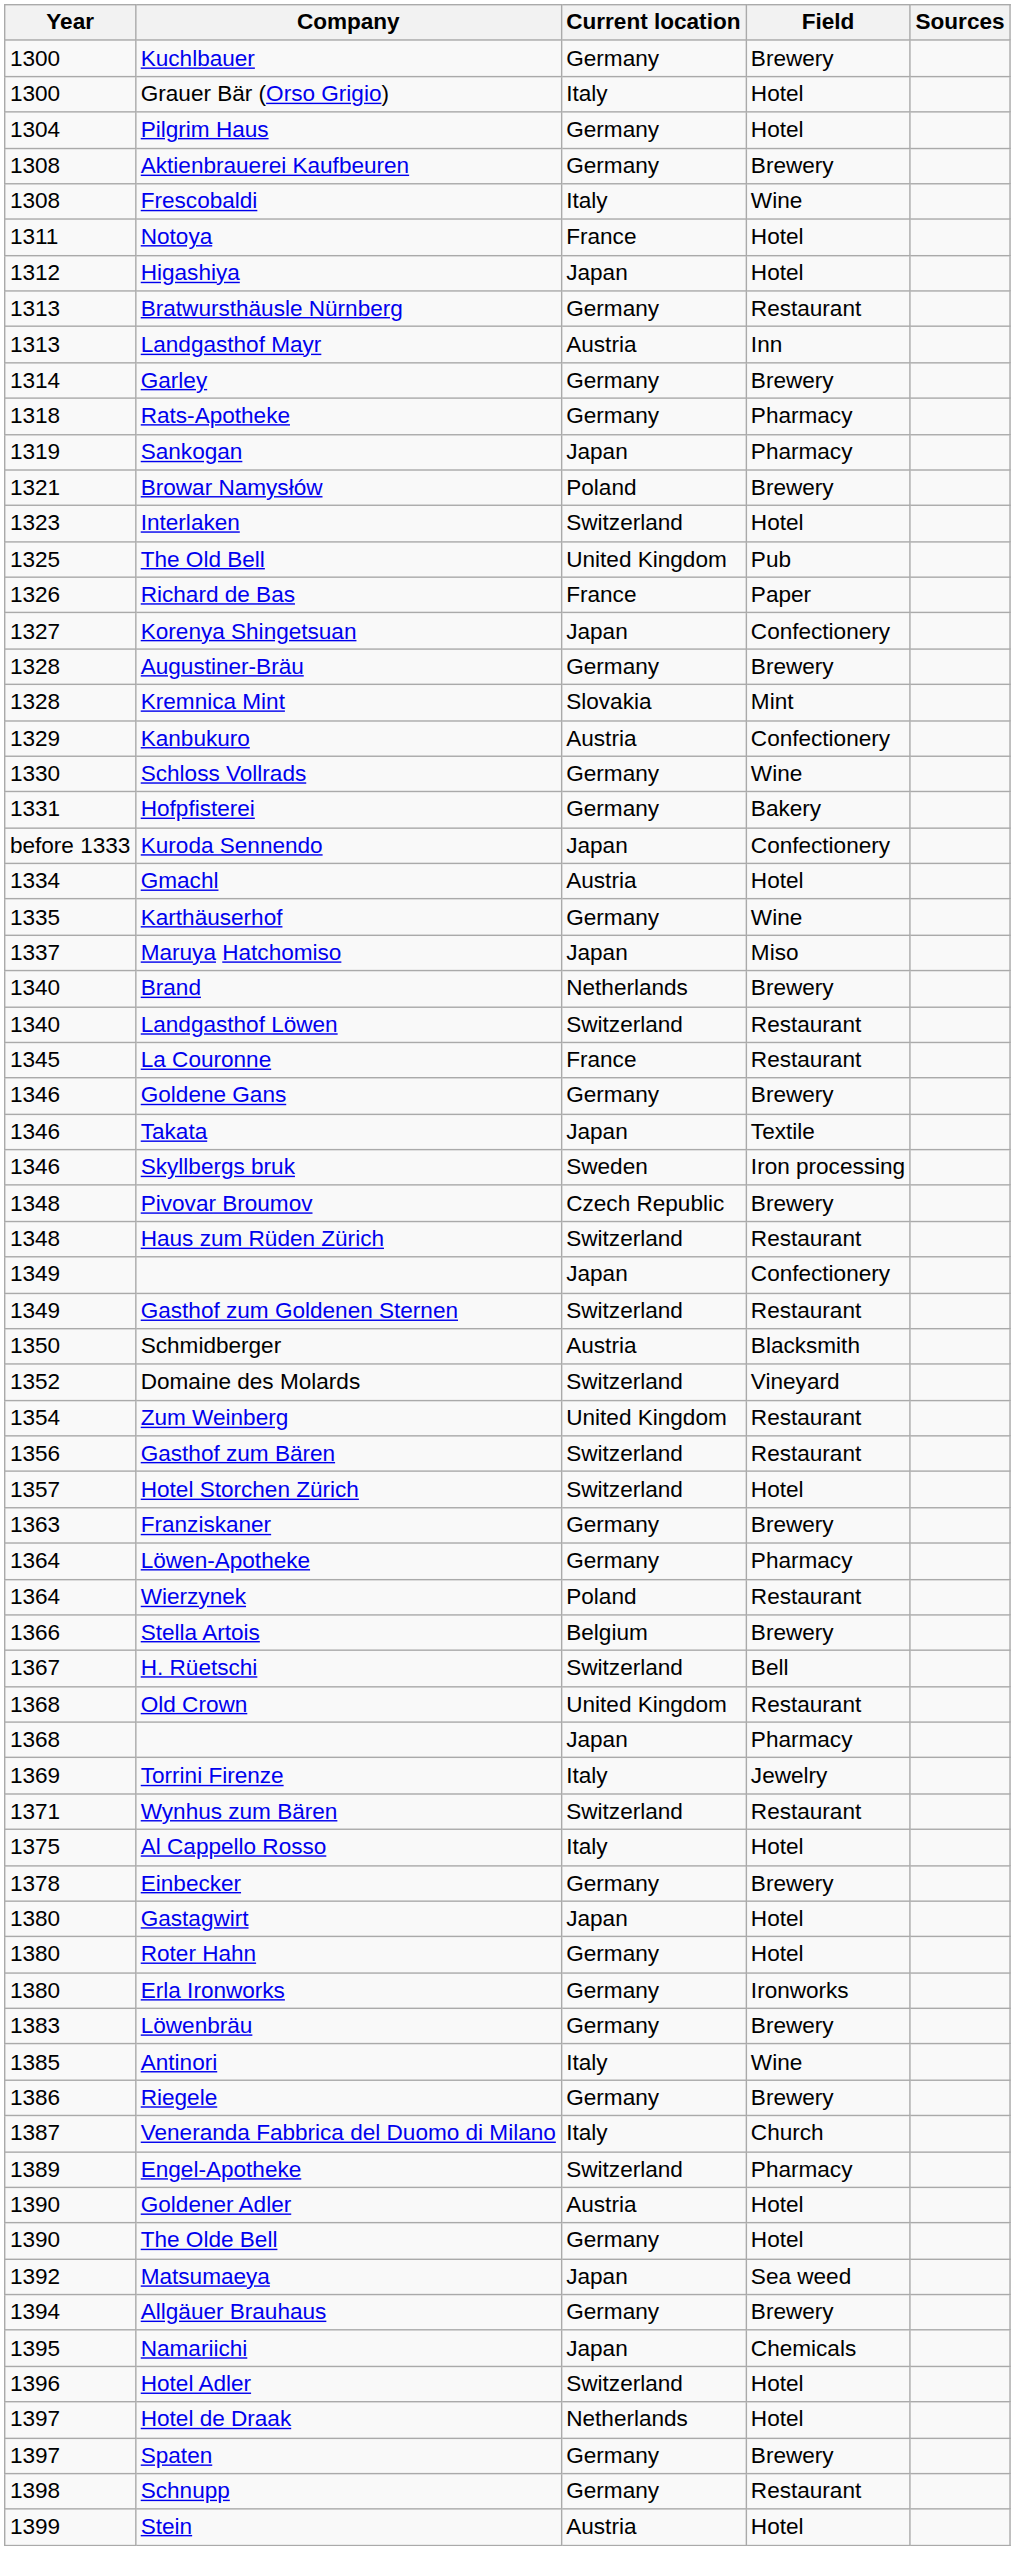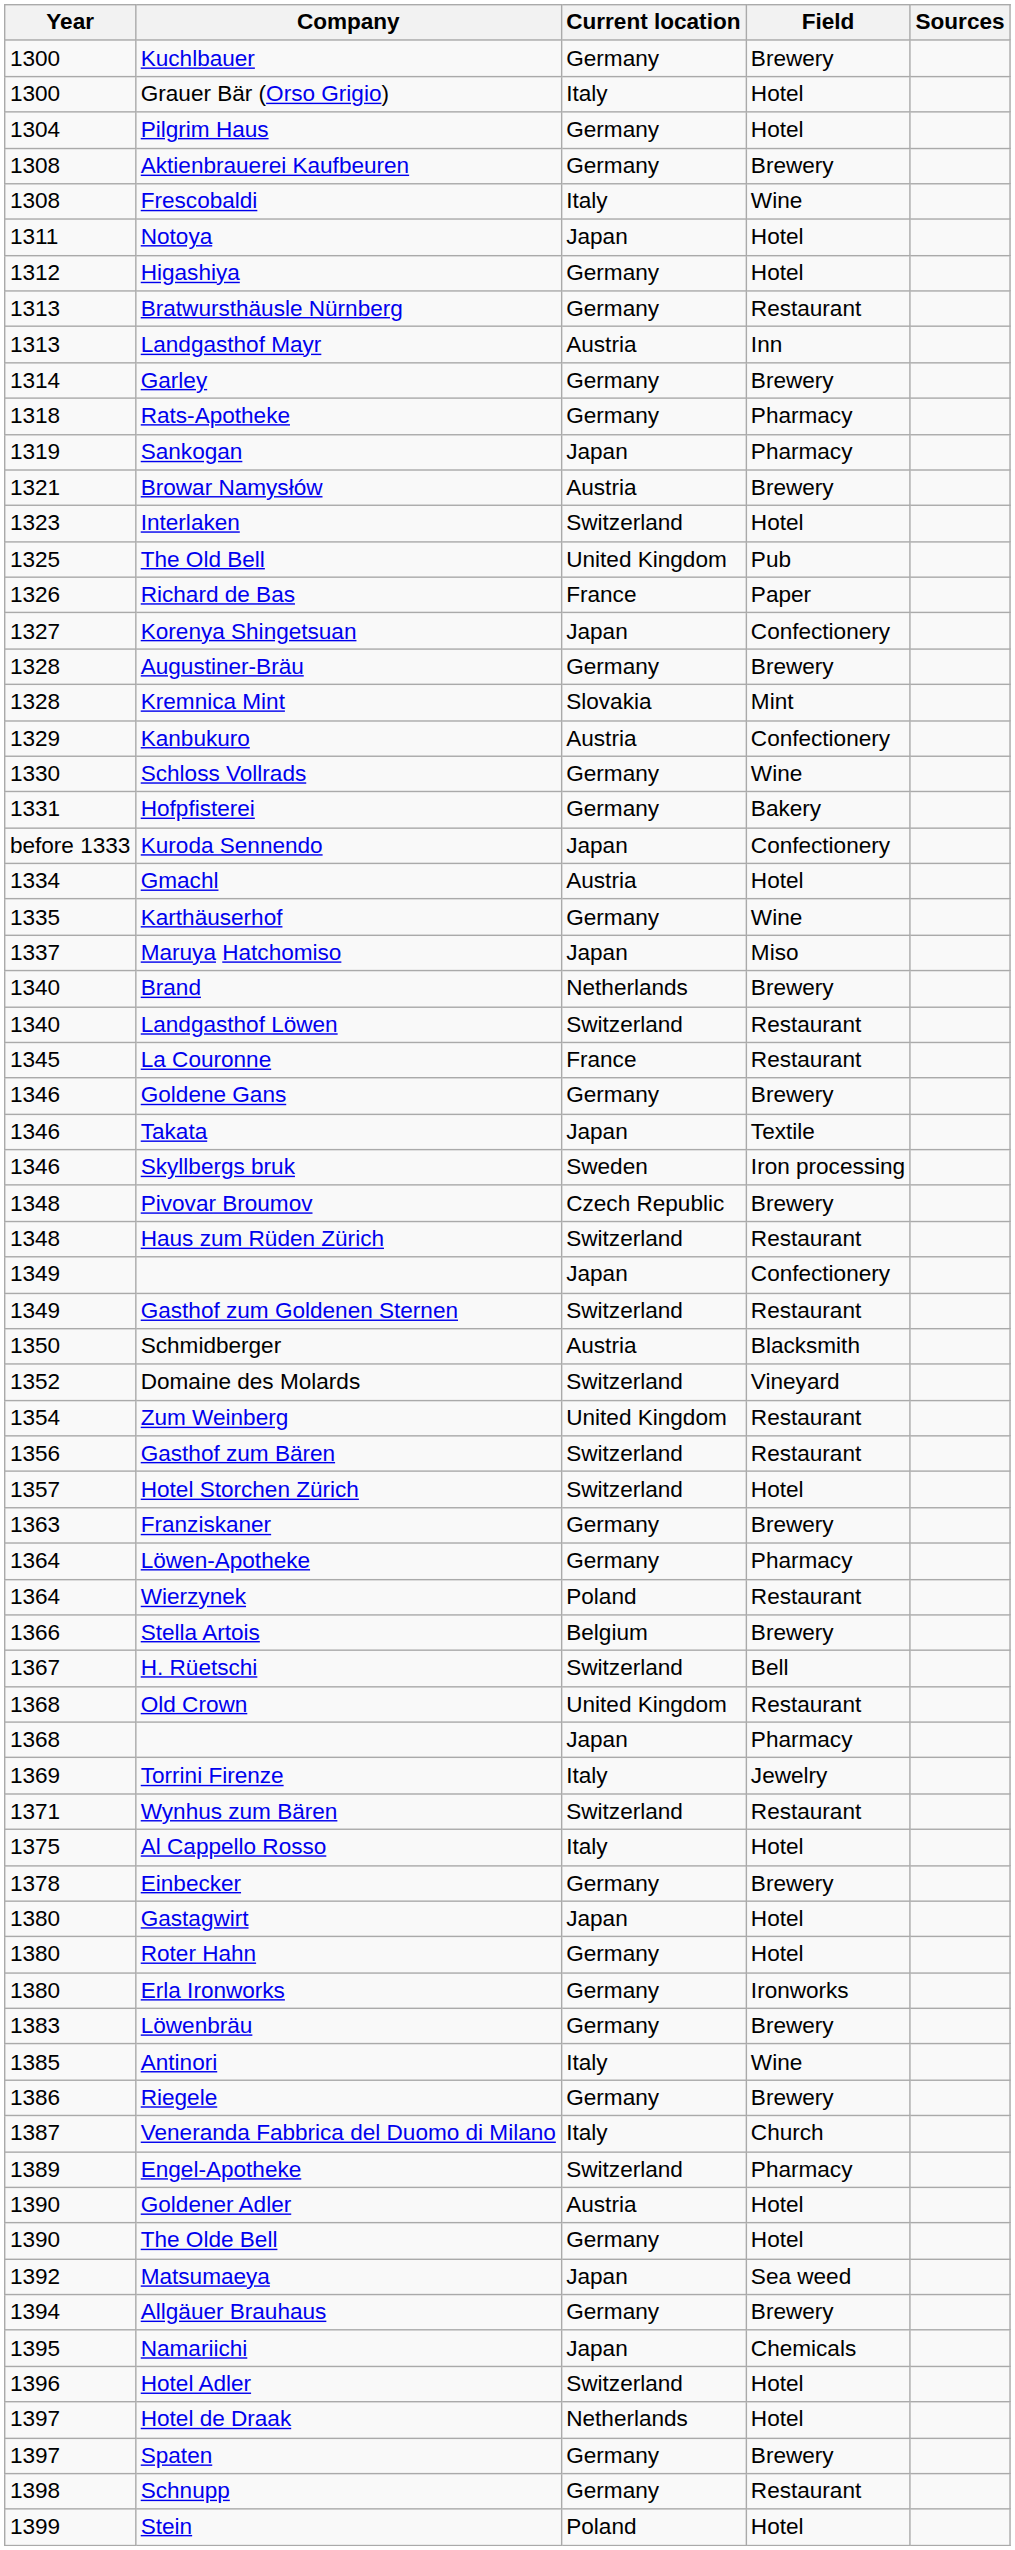(601, 237) France -> (597, 237) Japan
(597, 272) Japan -> (613, 272) Germany
(601, 487) Poland -> (601, 487) Austria
(601, 2526) Austria -> (601, 2526) Poland
